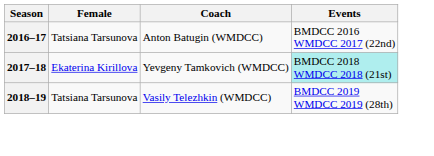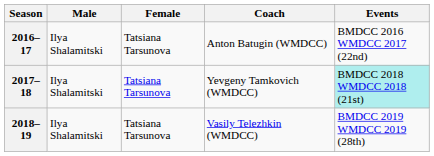+ column: (84, 13)
(94, 67) Ekaterina Kirillova -> (147, 86) Tatsiana Tarsunova
